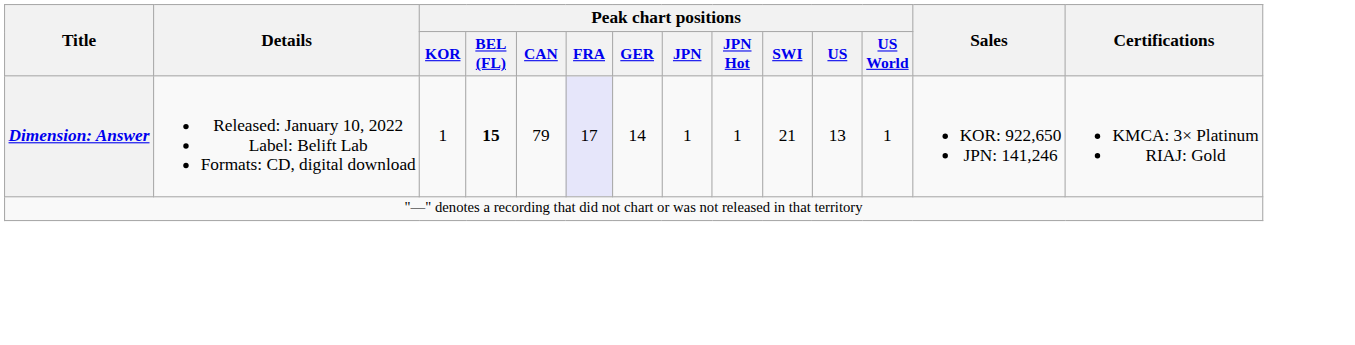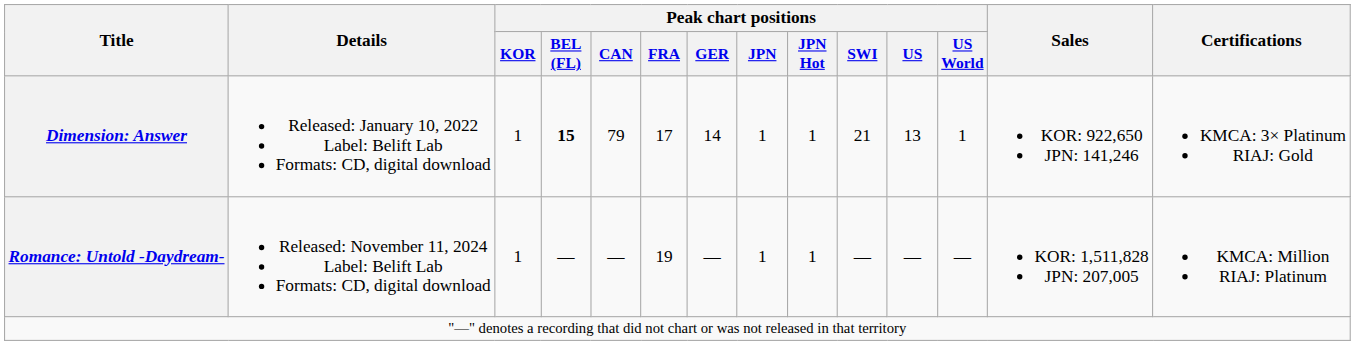(589, 136) lavender background -> (664, 136) no background
+ row: (117, 256)
